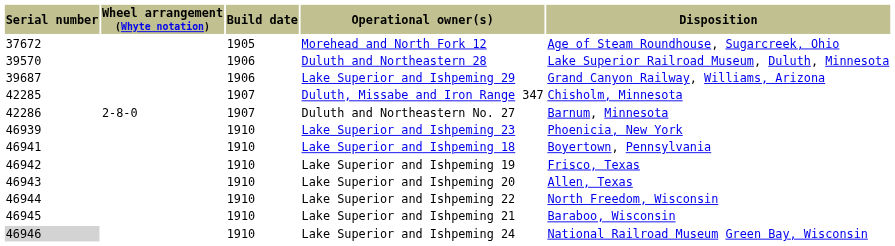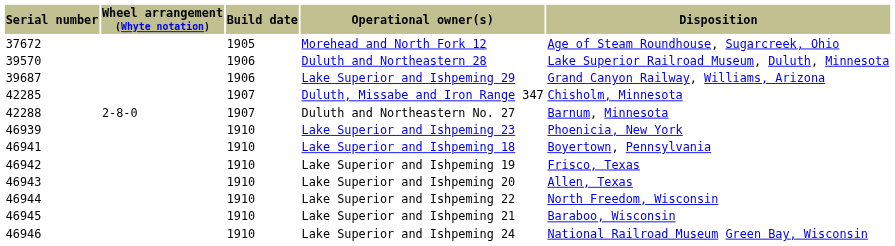(24, 113) 42286 -> (24, 113) 42288
(24, 234) lightgrey background -> (24, 234) no background
